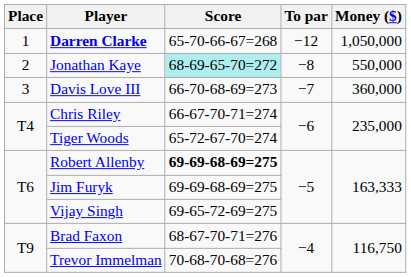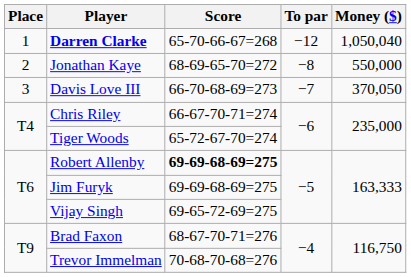(371, 41) 1,050,000 -> (371, 41) 1,050,040
(223, 65) paleturquoise background -> (223, 65) no background
(377, 89) 360,000 -> (377, 89) 370,050
